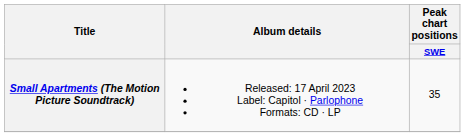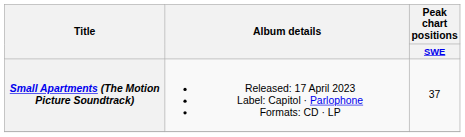(435, 95) 35 -> (435, 95) 37
